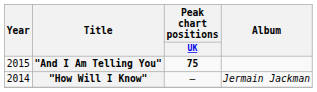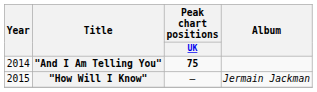(18, 64) 2015 -> (18, 64) 2014
(18, 79) 2014 -> (18, 79) 2015
